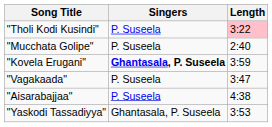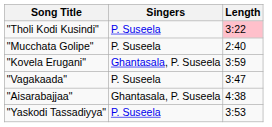(168, 63) bold -> (166, 63) normal
(136, 96) P. Suseela -> (166, 96) Ghantasala, P. Suseela
(166, 113) Ghantasala, P. Suseela -> (136, 113) P. Suseela
